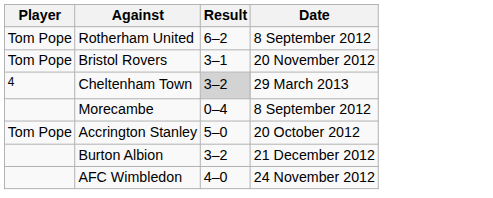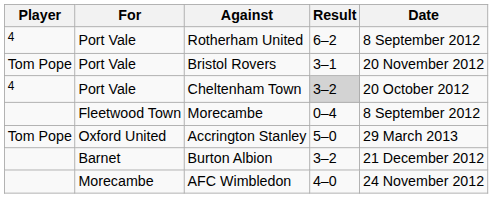+ column: (130, 15)
(40, 38) Tom Pope -> (11, 37) 4
(301, 85) 29 March 2013 -> (416, 89) 20 October 2012
(307, 132) 20 October 2012 -> (411, 136) 29 March 2013
